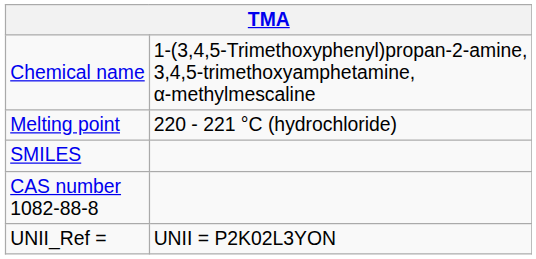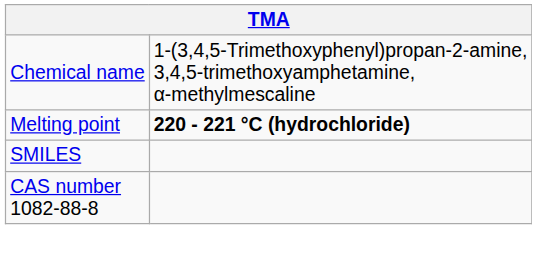(275, 124) normal -> (282, 124) bold
- row: (58, 238)
